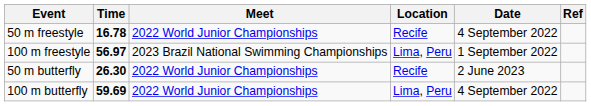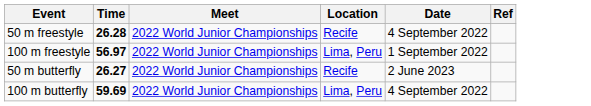(111, 33) 16.78 -> (111, 33) 26.28
(260, 52) 2023 Brazil National Swimming Championships -> (225, 52) 2022 World Junior Championships
(111, 71) 26.30 -> (111, 71) 26.27
